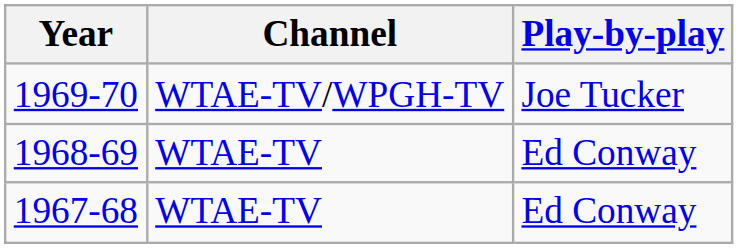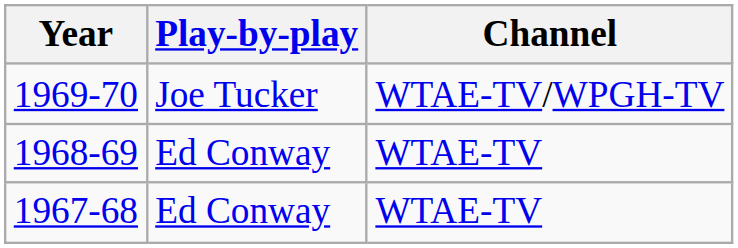columns swapped: (330, 34) <-> (623, 34)
